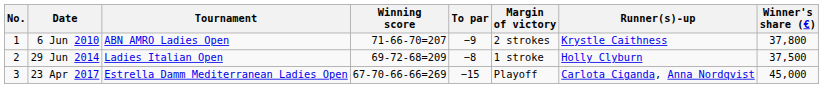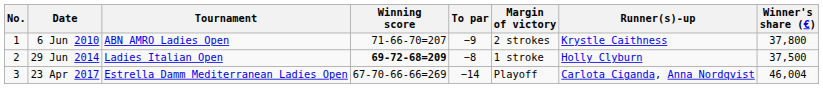(409, 58) normal -> (409, 58) bold
(470, 75) −15 -> (470, 75) −14
(788, 75) 45,000 -> (788, 75) 46,004
